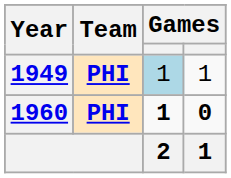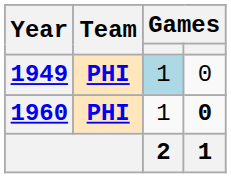(205, 75) 1 -> (205, 75) 0
(163, 114) bold -> (163, 114) normal
